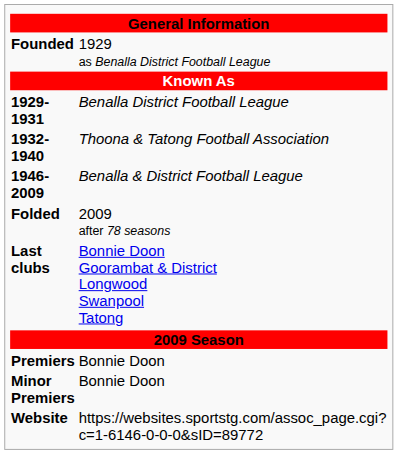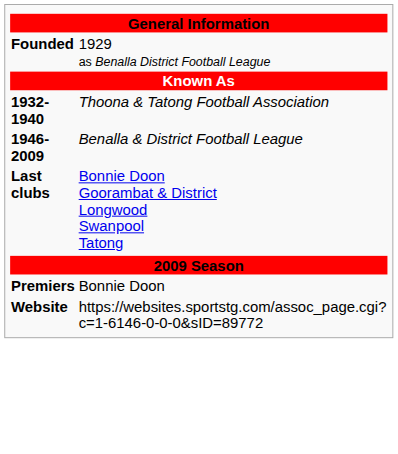- row: (30, 110)
- row: (35, 213)
- row: (43, 389)
